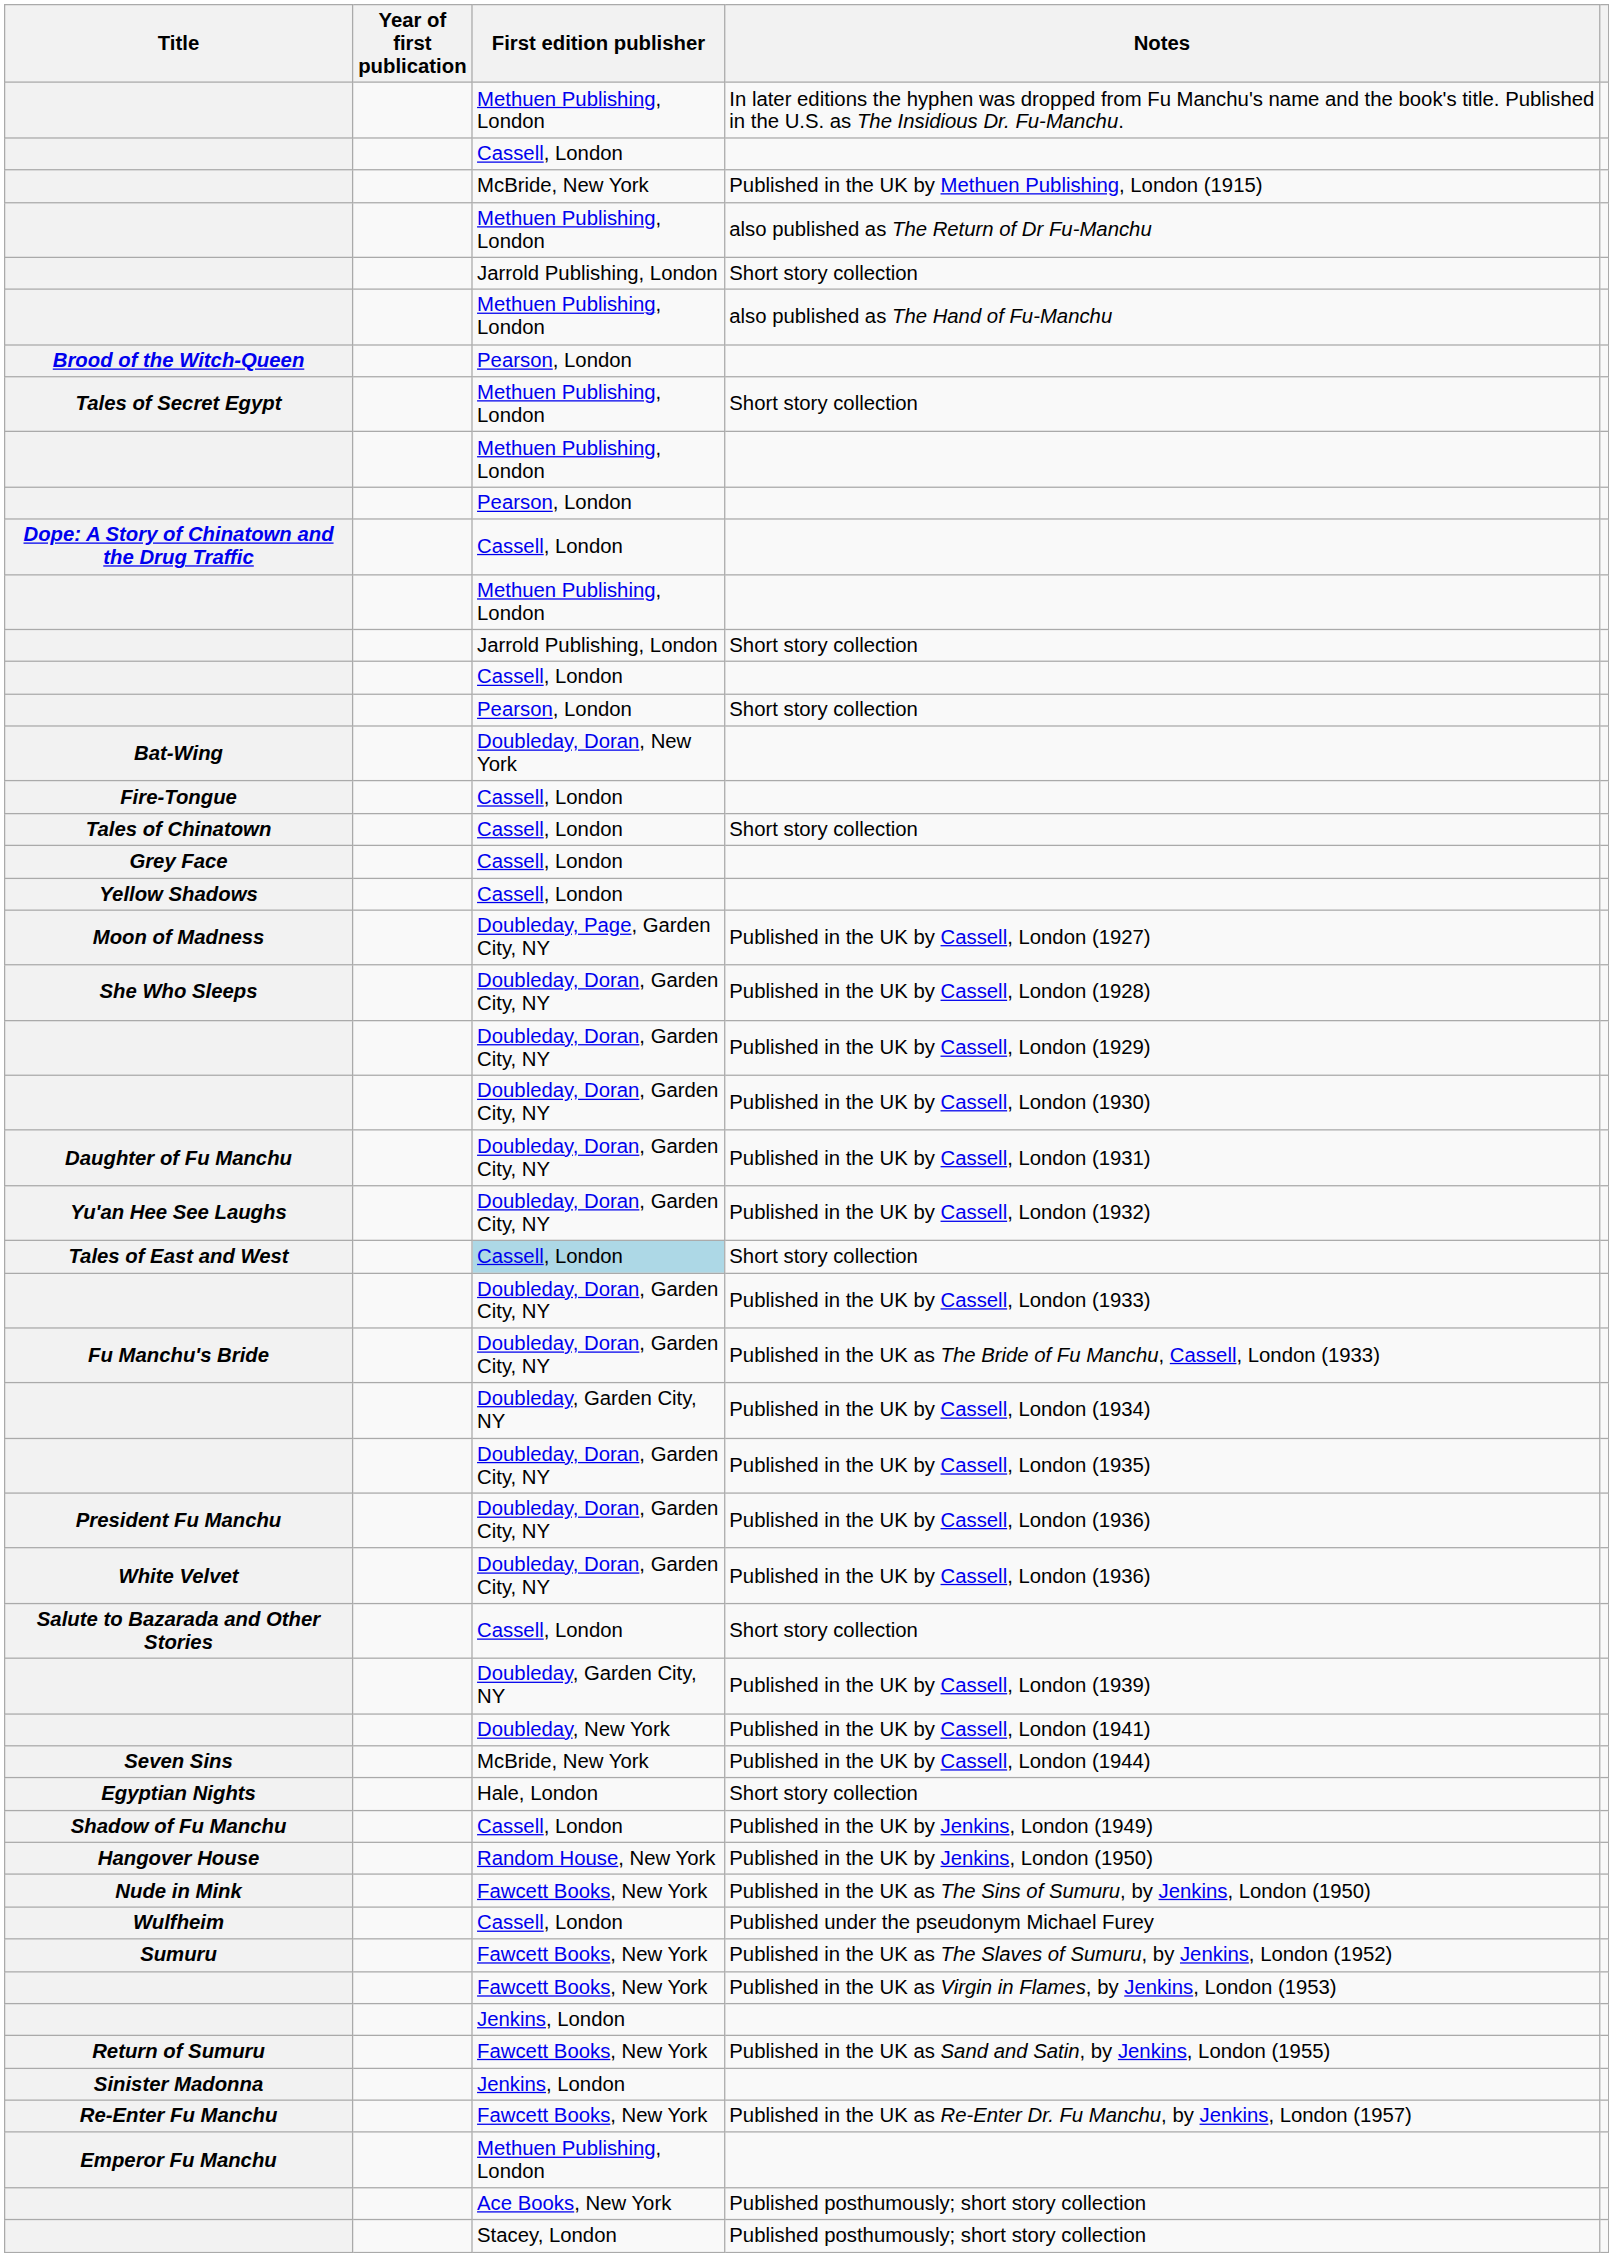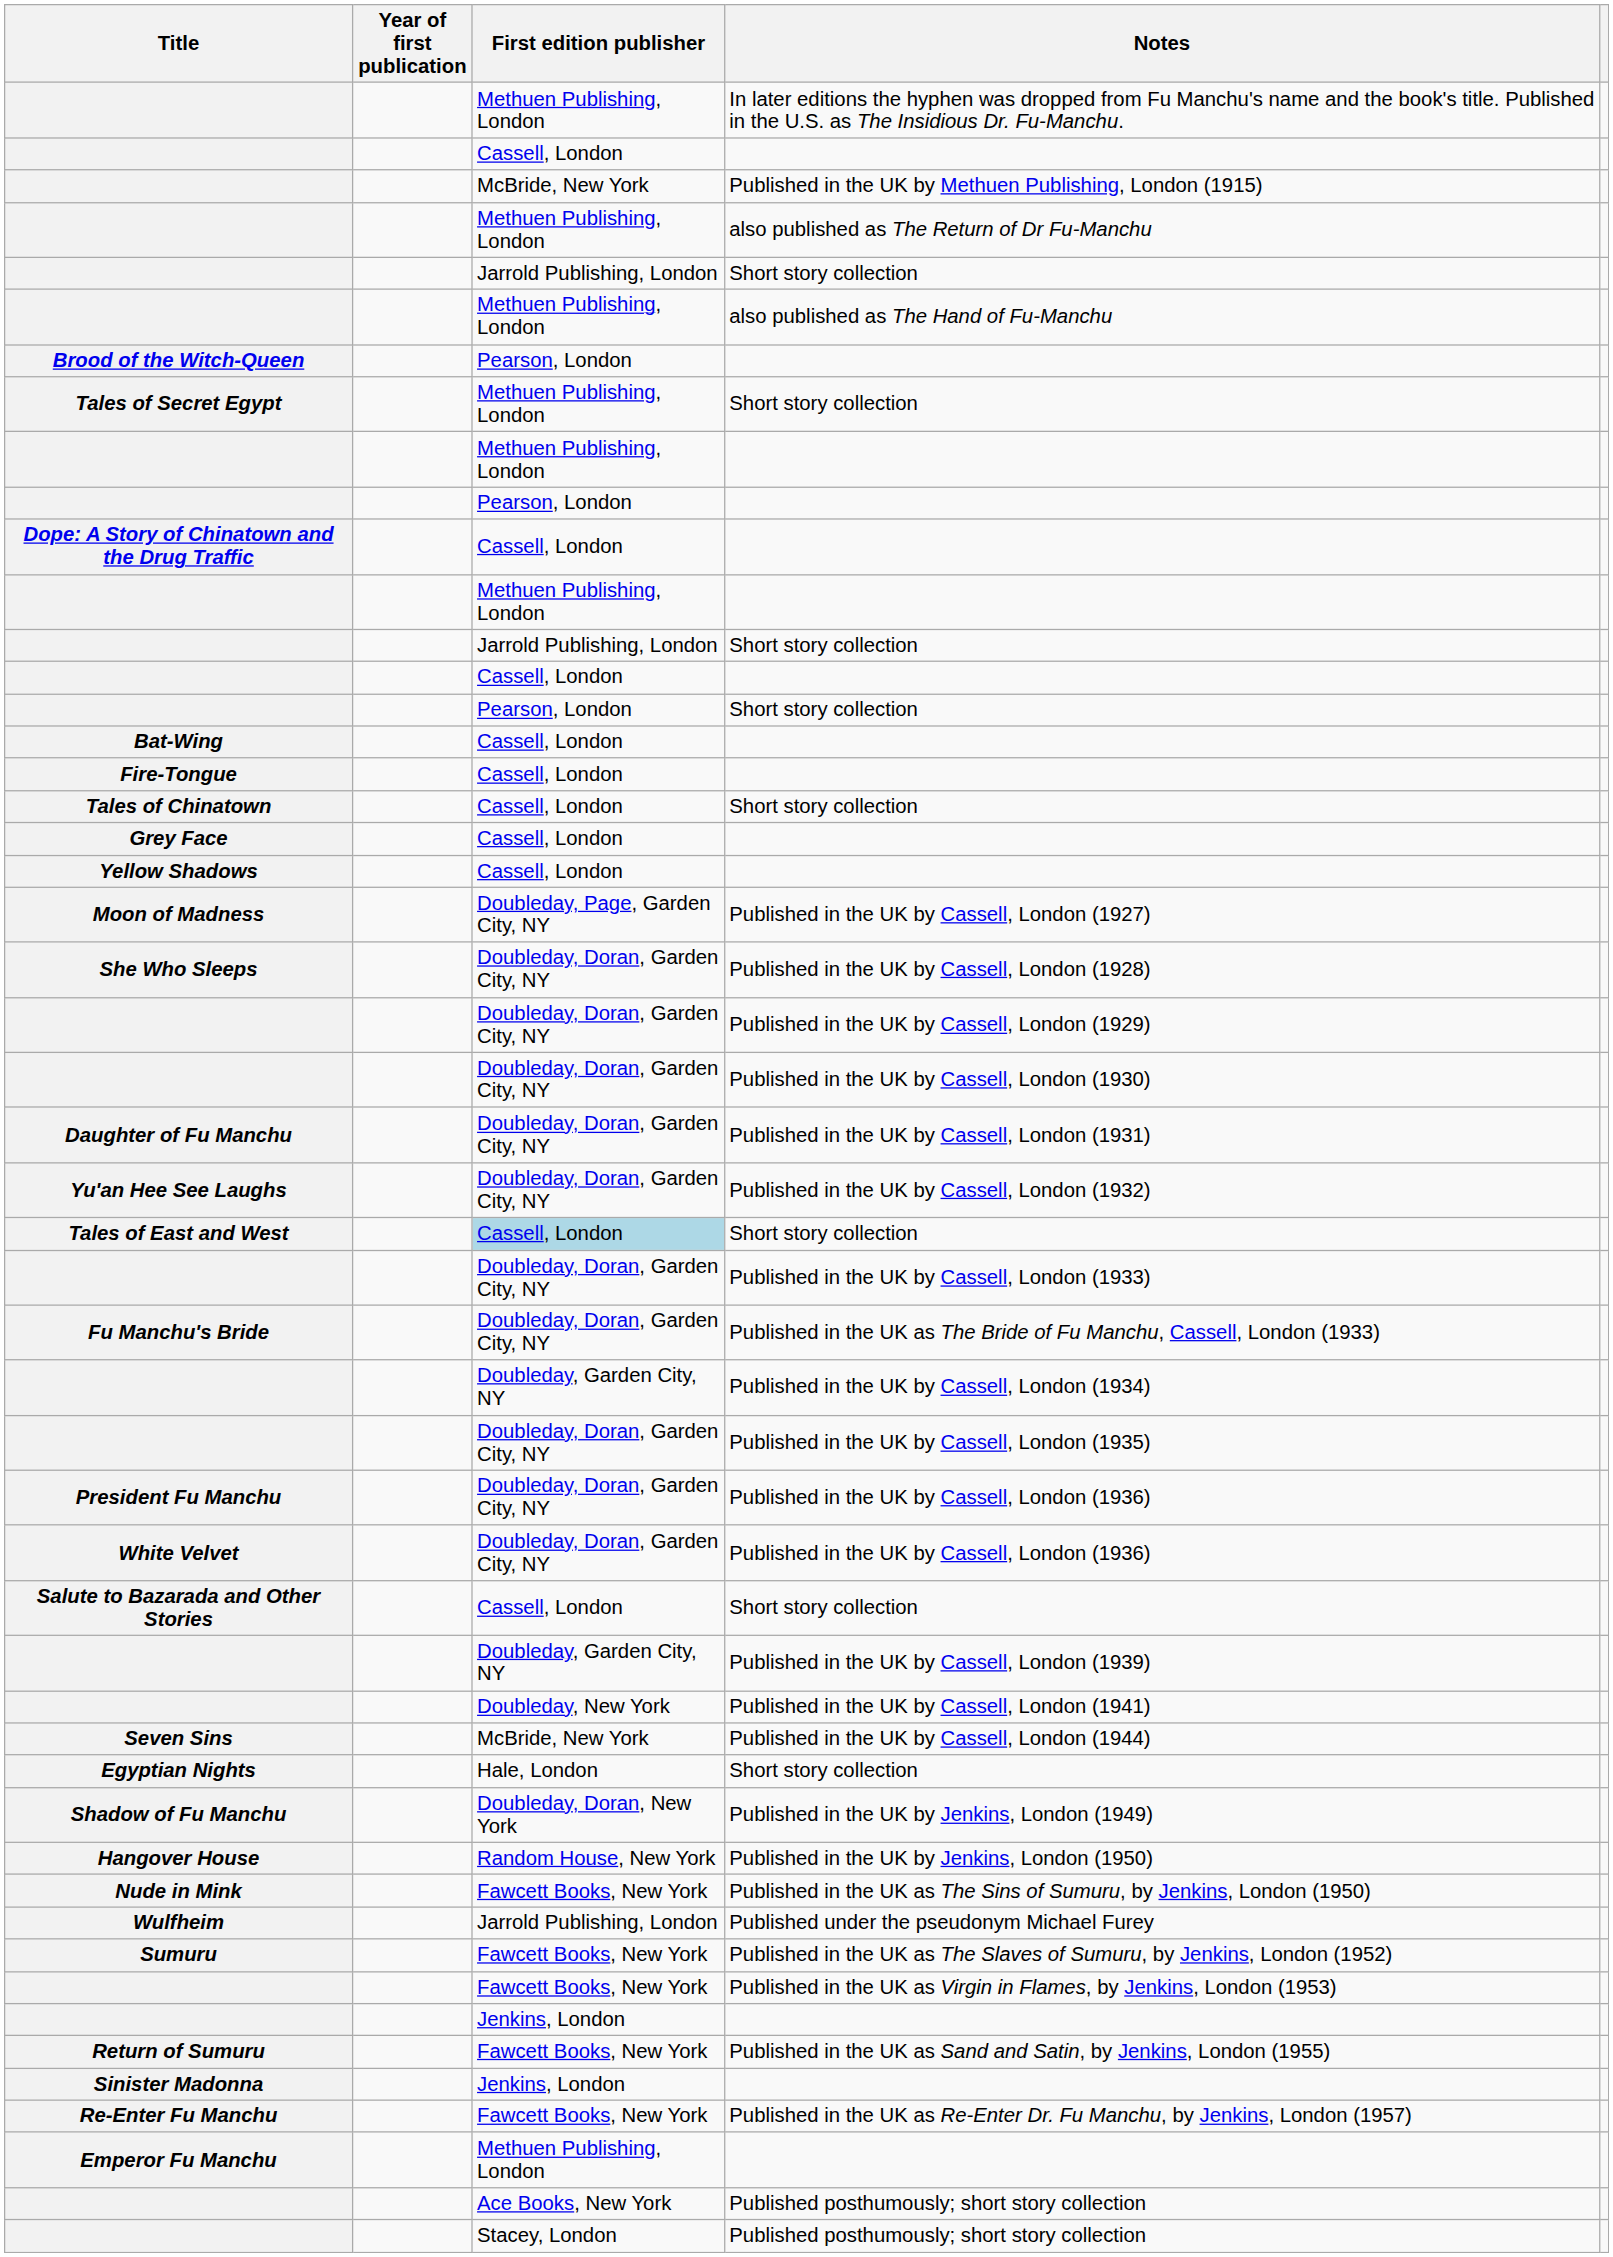(584, 753) Doubleday, Doran, New York -> (550, 741) Cassell, London
(550, 1826) Cassell, London -> (584, 1814) Doubleday, Doran, New York
(550, 1922) Cassell, London -> (597, 1922) Jarrold Publishing, London
